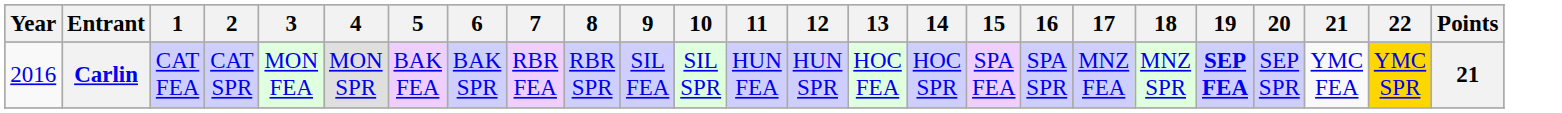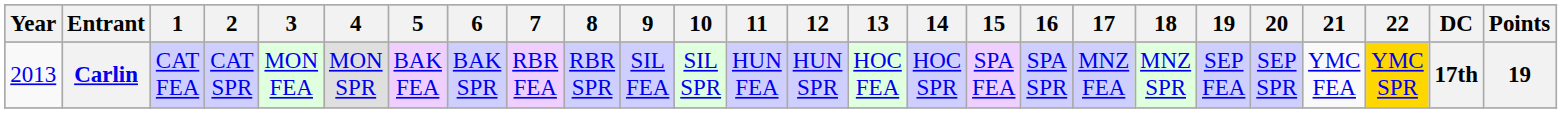+ column: (1456, 23)
(33, 74) 2016 -> (33, 74) 2013
(1225, 74) bold -> (1224, 74) normal
(1468, 74) 21 -> (1519, 74) 19
